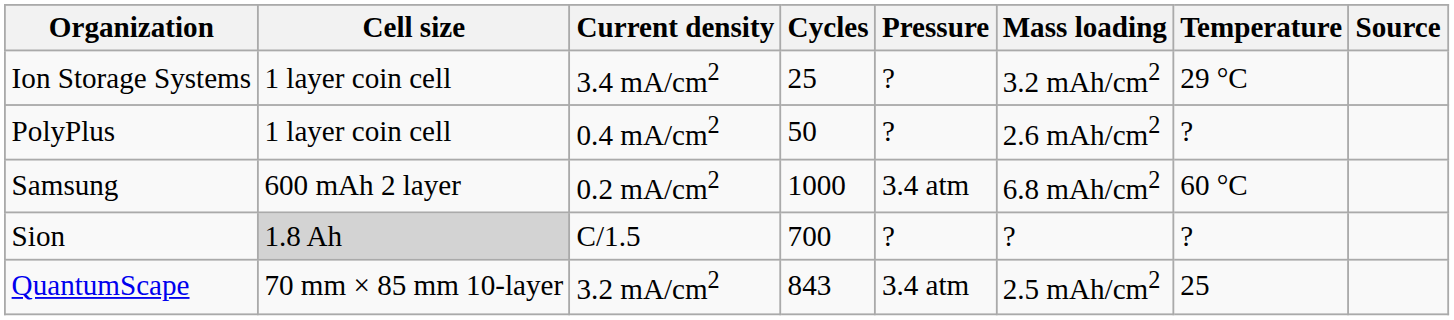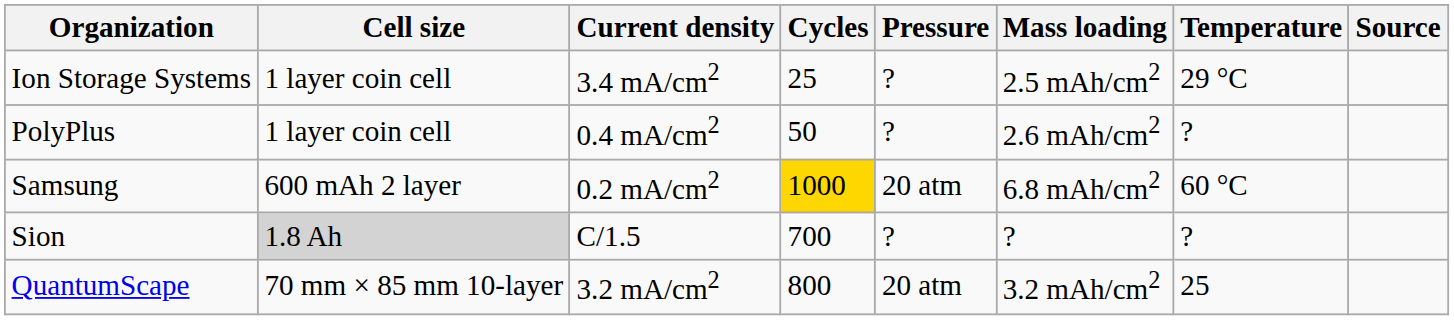(1082, 77) 3.2 mAh/cm2 -> (1082, 77) 2.5 mAh/cm2
(817, 185) no background -> (817, 185) gold background
(926, 185) 3.4 atm -> (922, 185) 20 atm
(809, 286) 843 -> (809, 286) 800
(926, 286) 3.4 atm -> (922, 286) 20 atm
(1082, 286) 2.5 mAh/cm2 -> (1082, 286) 3.2 mAh/cm2
